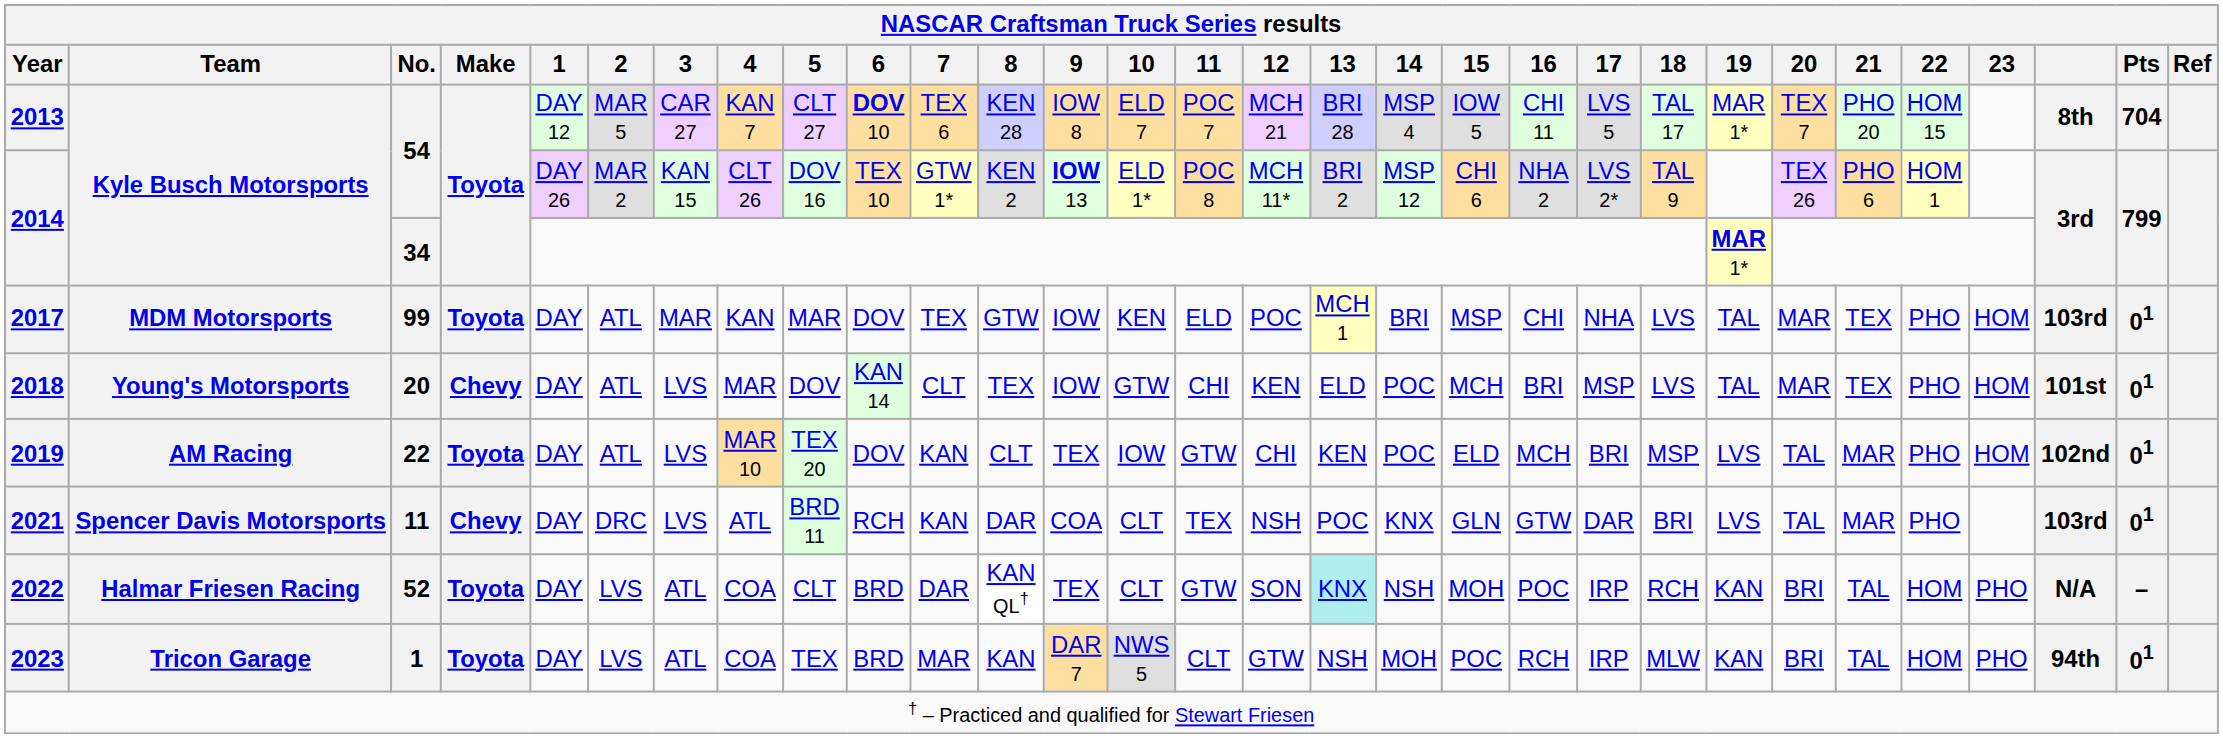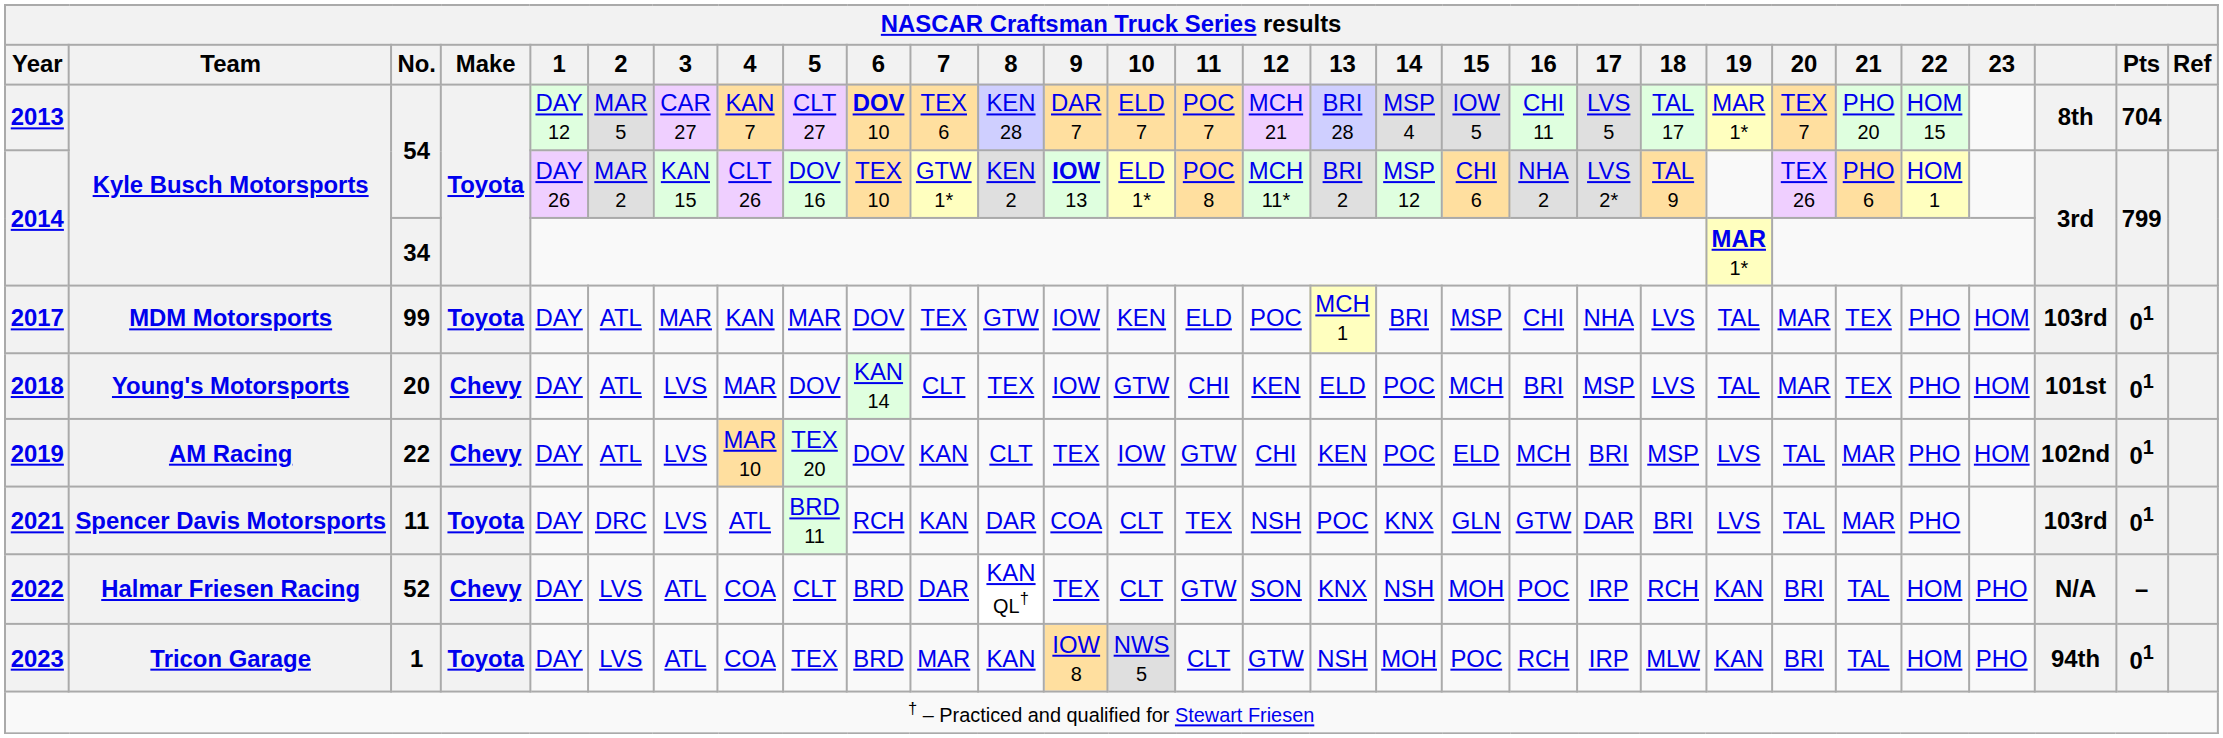(1076, 116) IOW 8 -> (1076, 116) DAR 7
(486, 453) Toyota -> (486, 453) Chevy
(486, 521) Chevy -> (486, 521) Toyota
(486, 589) Toyota -> (486, 589) Chevy
(1342, 589) paleturquoise background -> (1342, 589) no background
(1076, 657) DAR 7 -> (1076, 657) IOW 8
